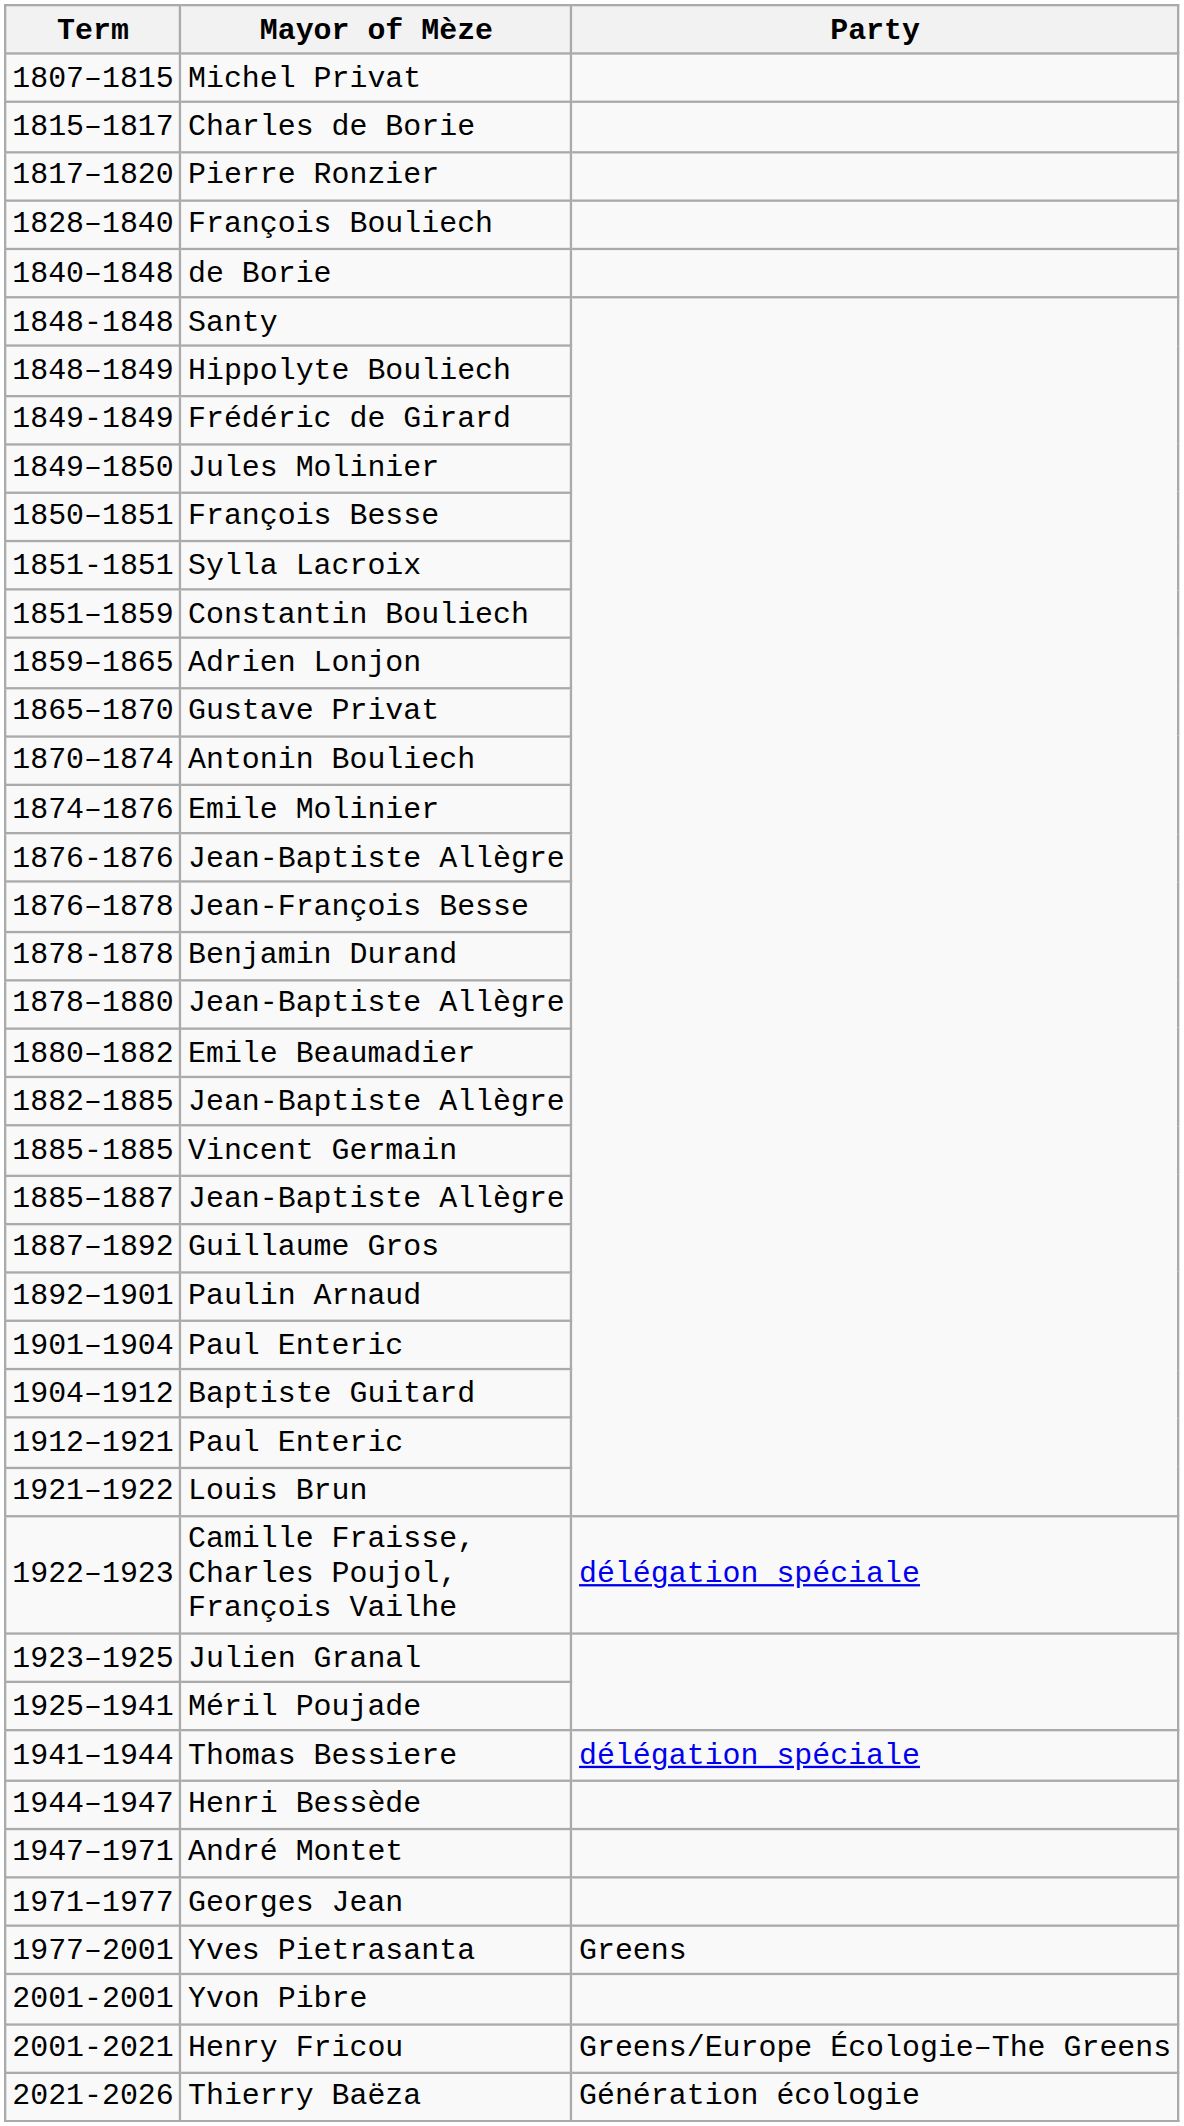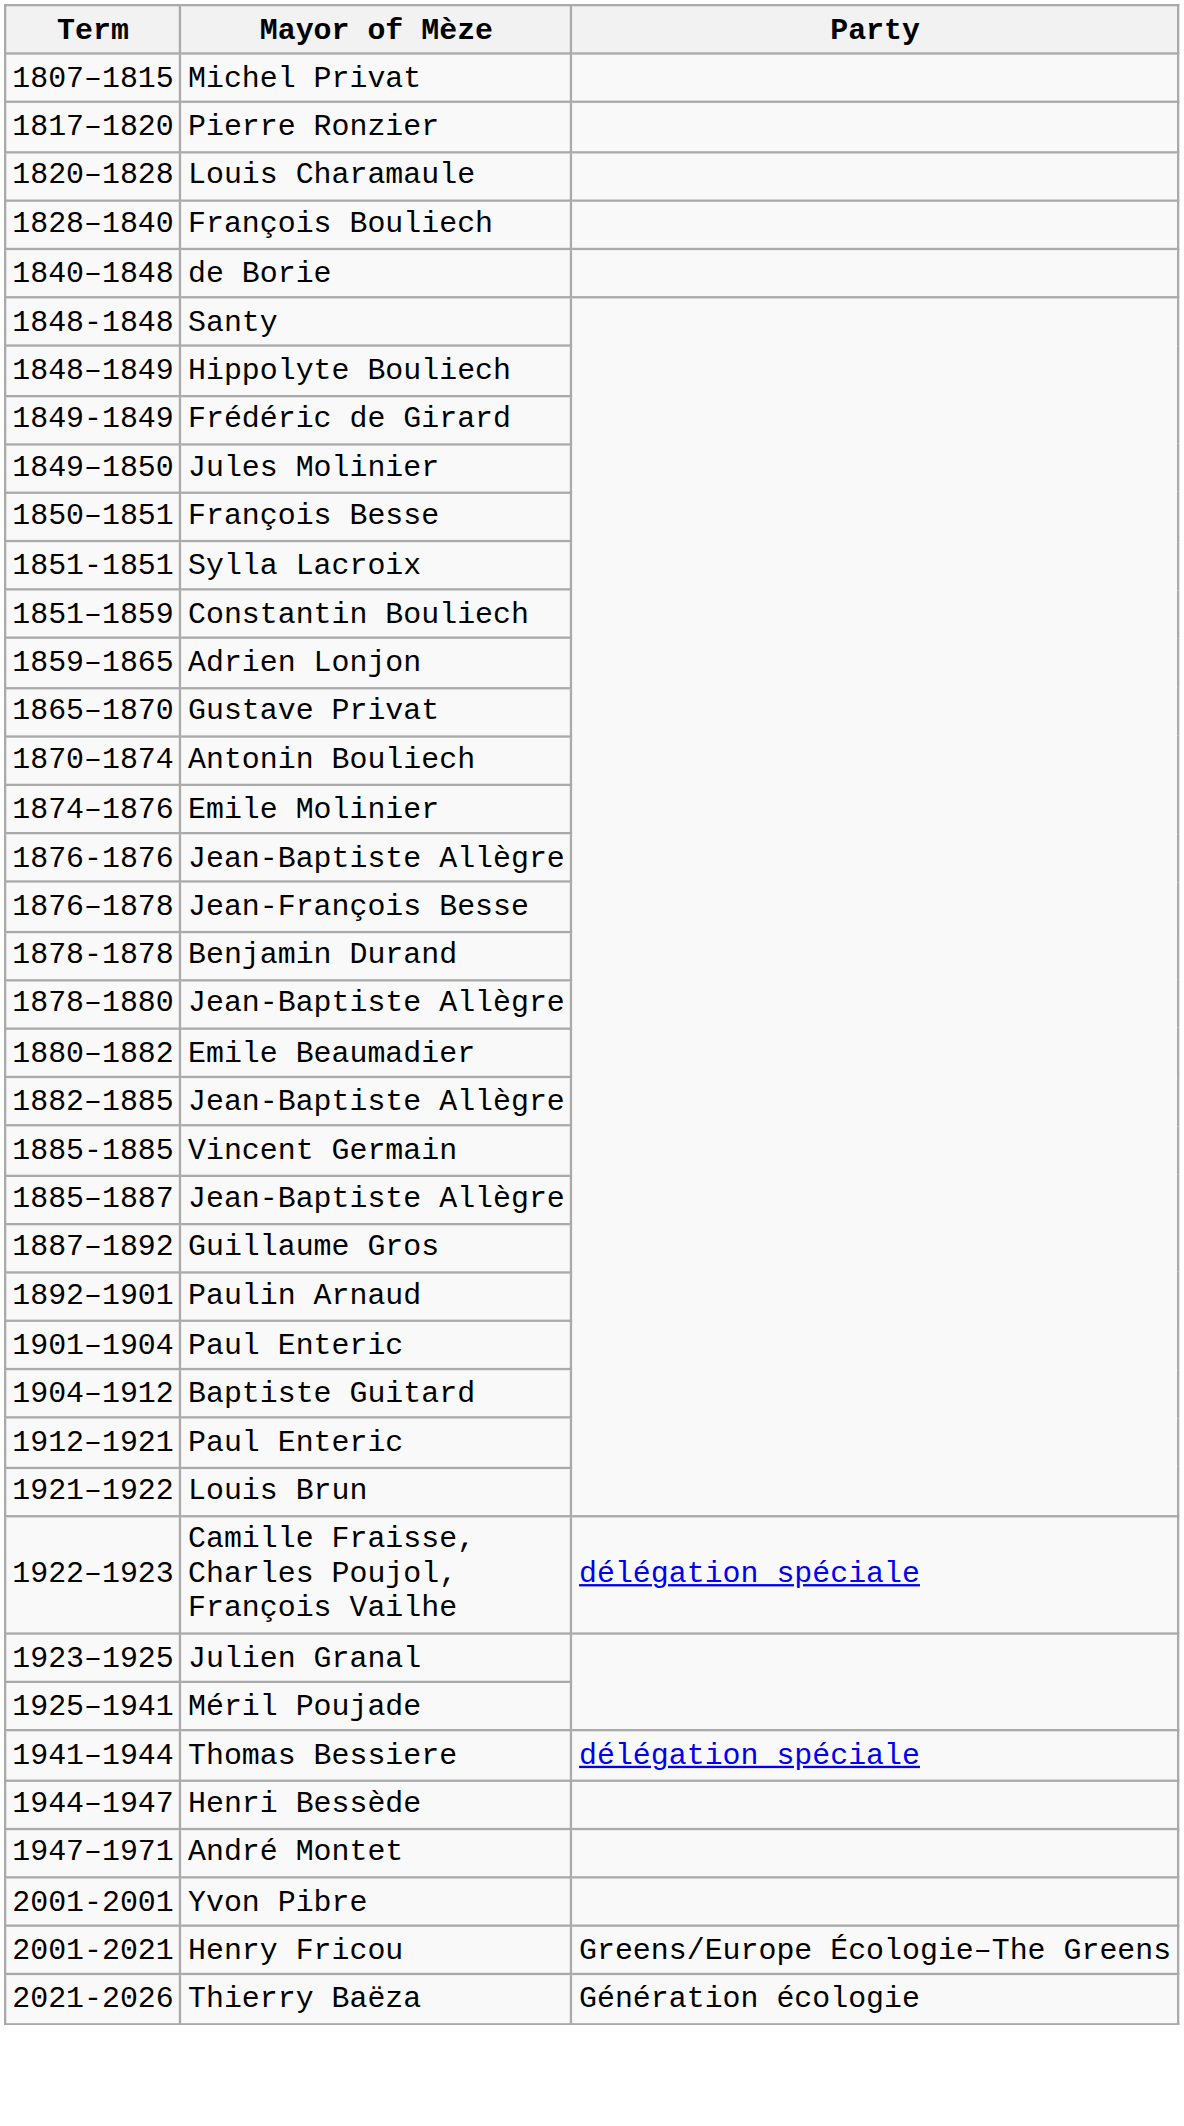- row: (93, 127)
+ row: (93, 176)
- row: (93, 1902)
- row: (93, 1950)
